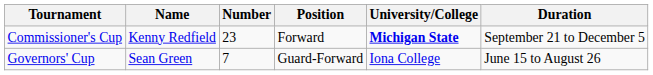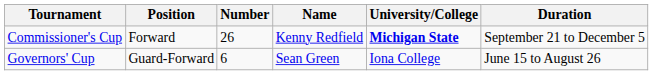columns swapped: (172, 15) <-> (320, 15)
(229, 37) 23 -> (227, 37) 26
(226, 59) 7 -> (224, 59) 6
